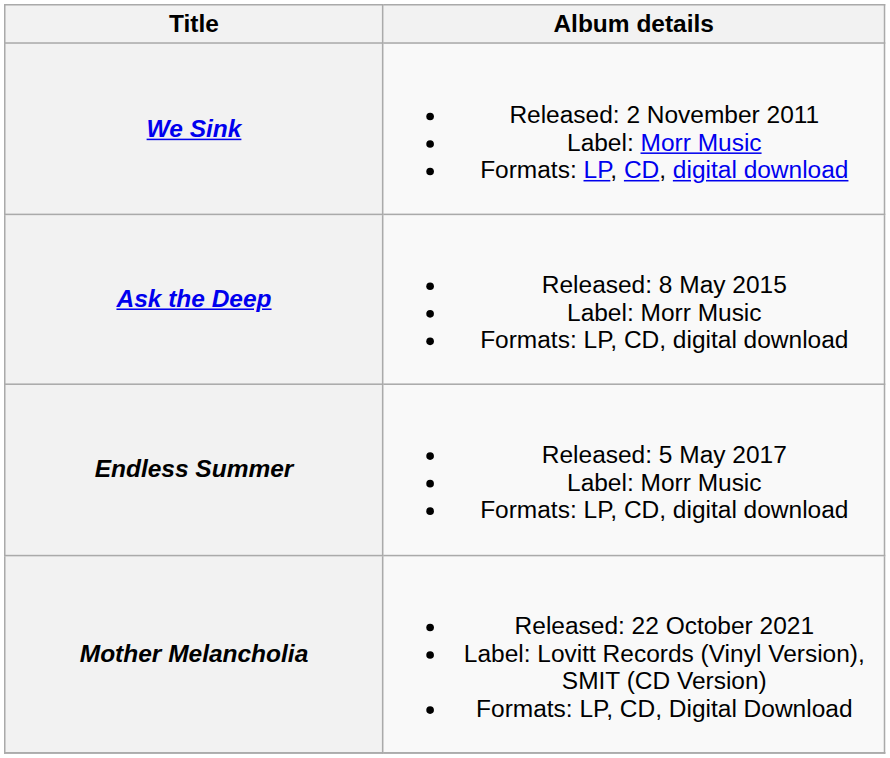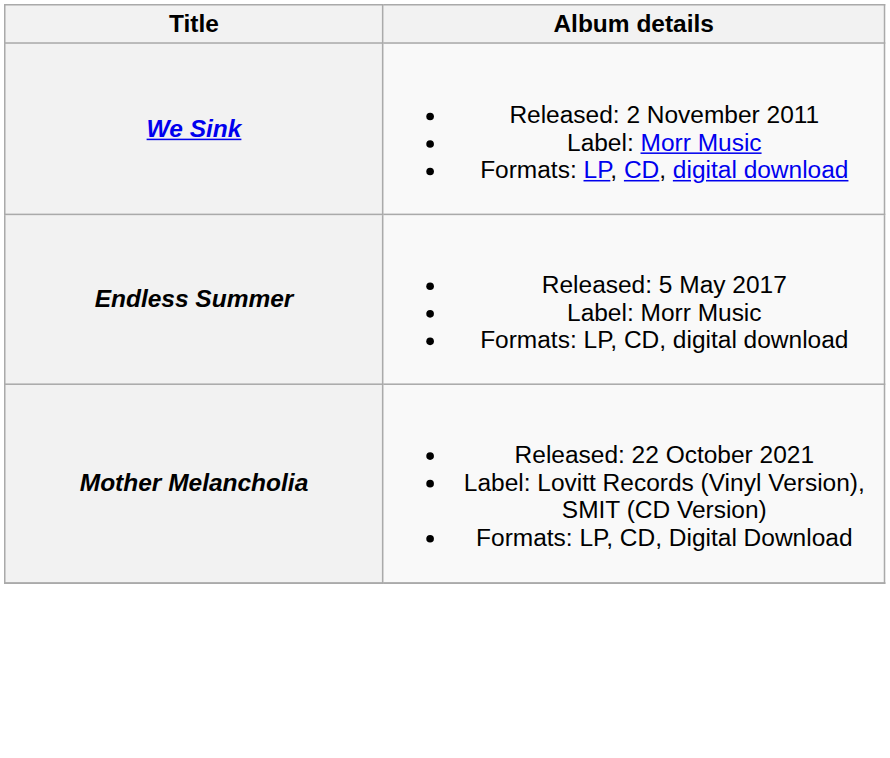- row: (194, 298)
